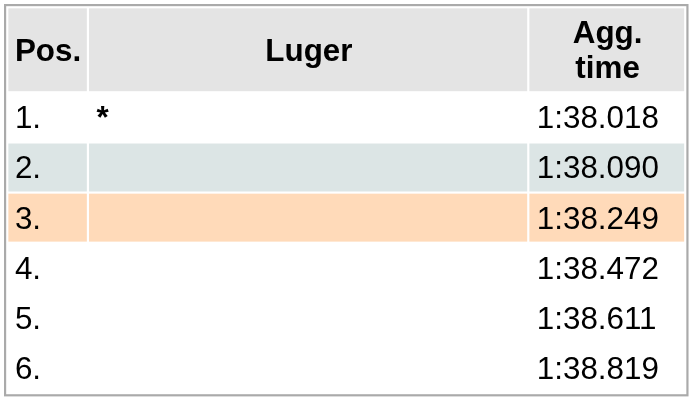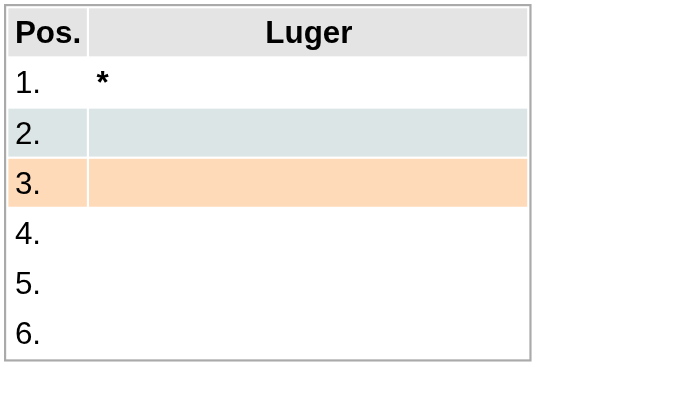- column: (608, 50)
